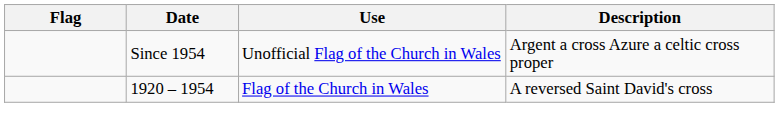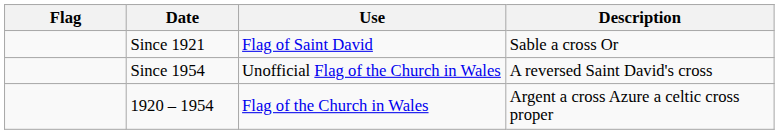+ row: (168, 44)
(625, 53) Argent a cross Azure a celtic cross proper -> (611, 70) A reversed Saint David's cross
(611, 89) A reversed Saint David's cross -> (625, 106) Argent a cross Azure a celtic cross proper
